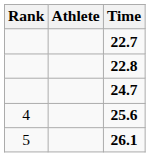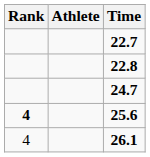(26, 115) normal -> (26, 115) bold
(26, 139) 5 -> (26, 139) 4
